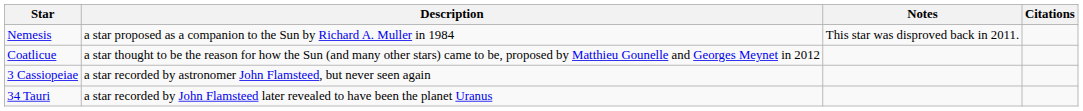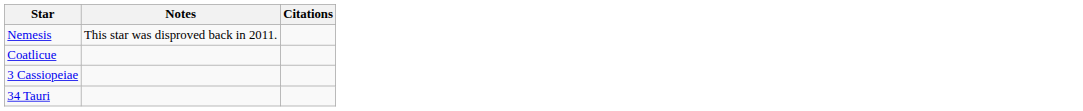- column: (452, 14)
